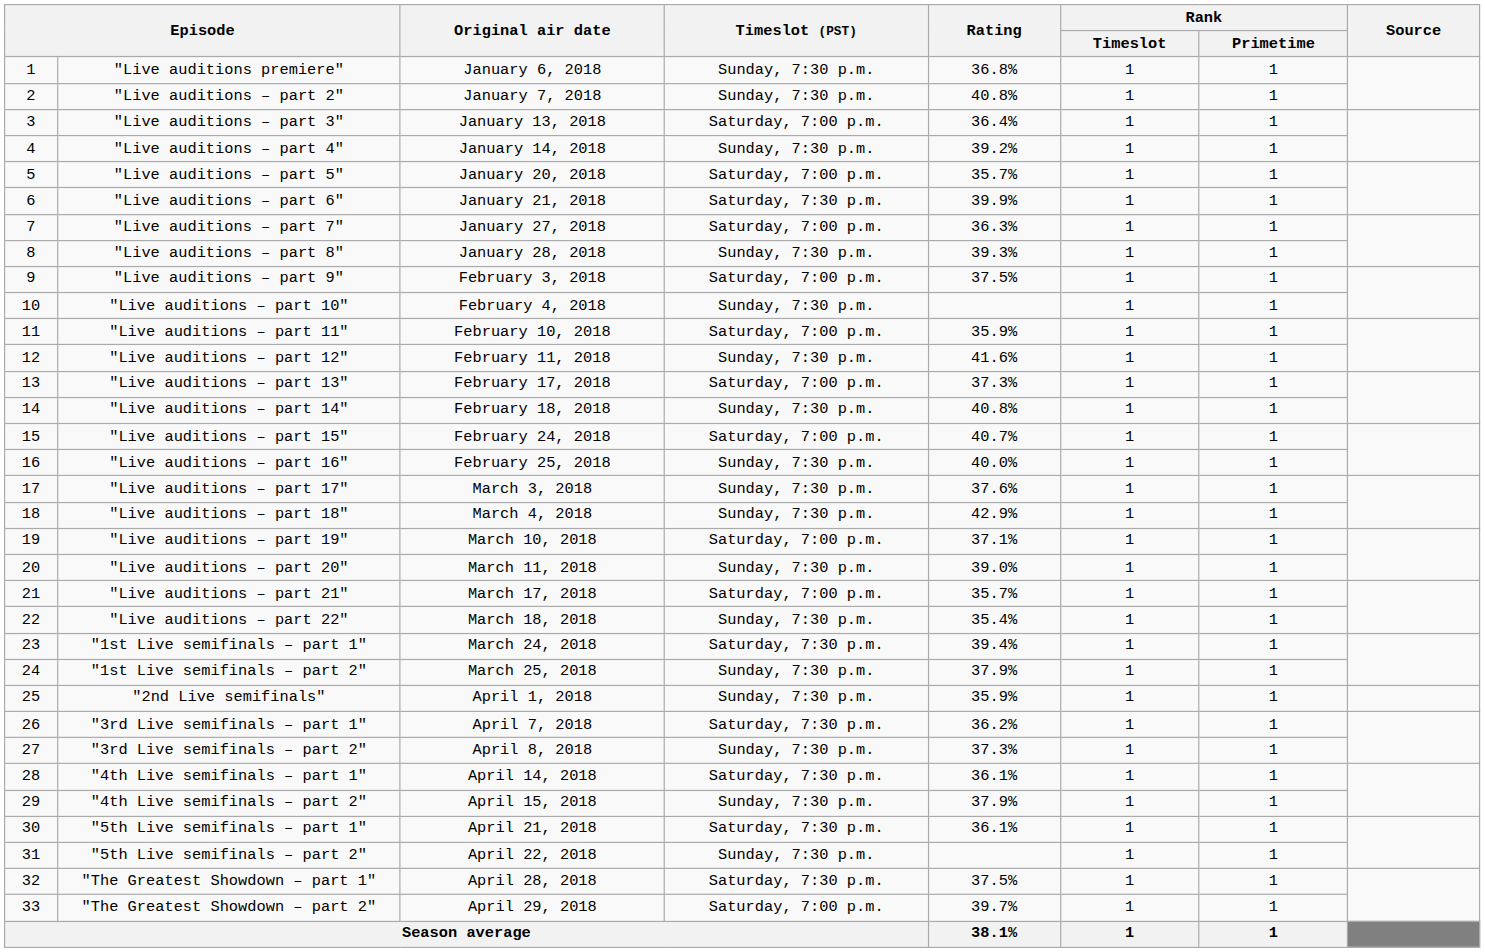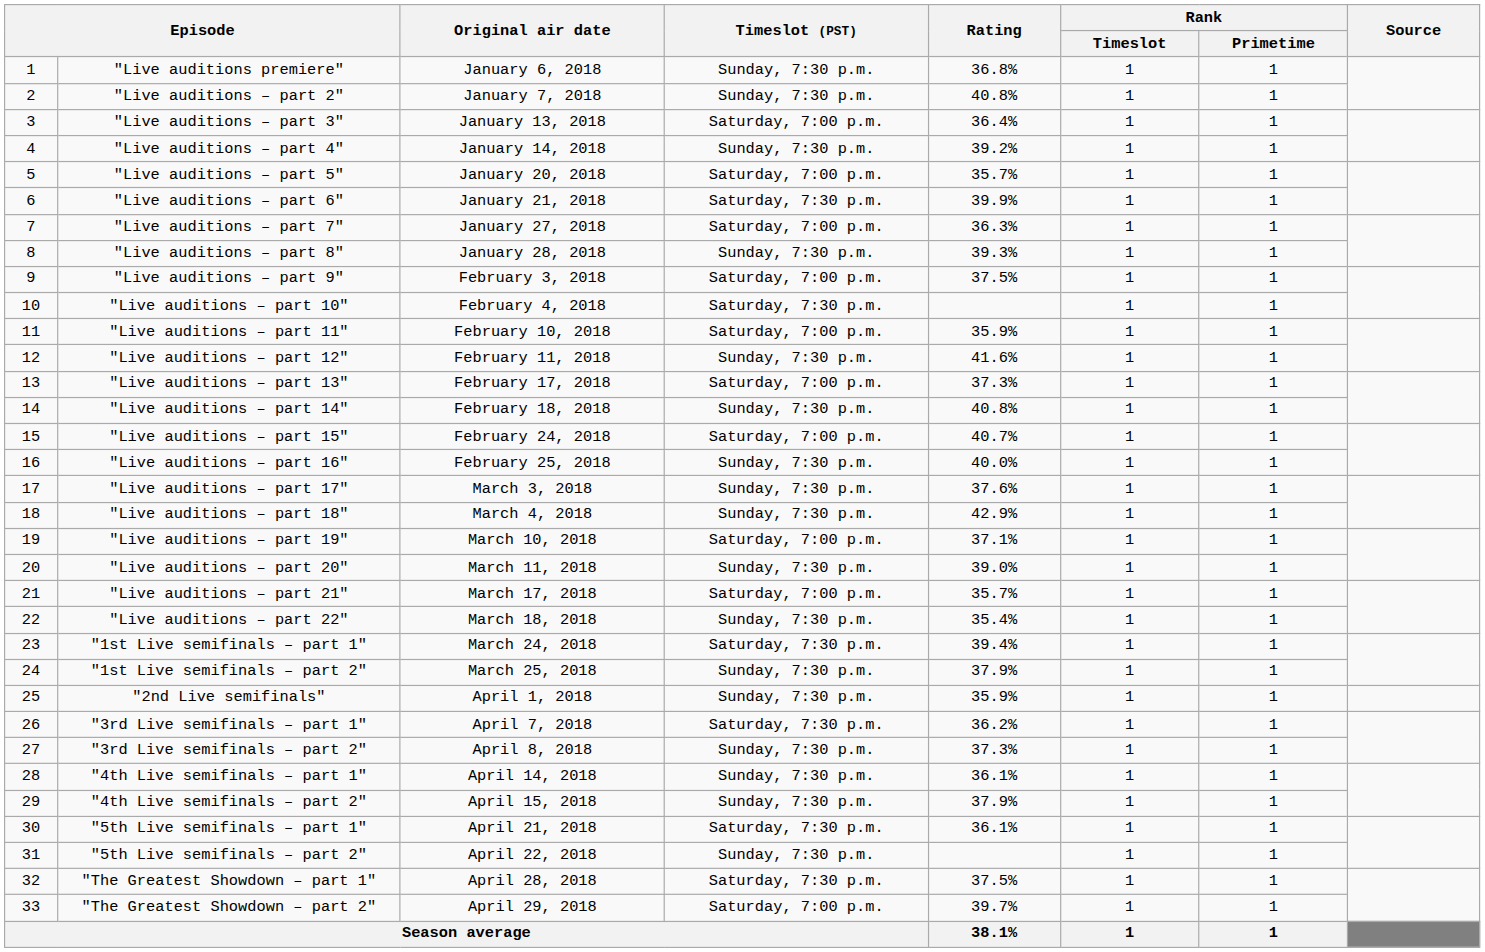(796, 305) Sunday, 7:30 p.m. -> (796, 305) Saturday, 7:30 p.m.
(796, 776) Saturday, 7:30 p.m. -> (796, 776) Sunday, 7:30 p.m.
